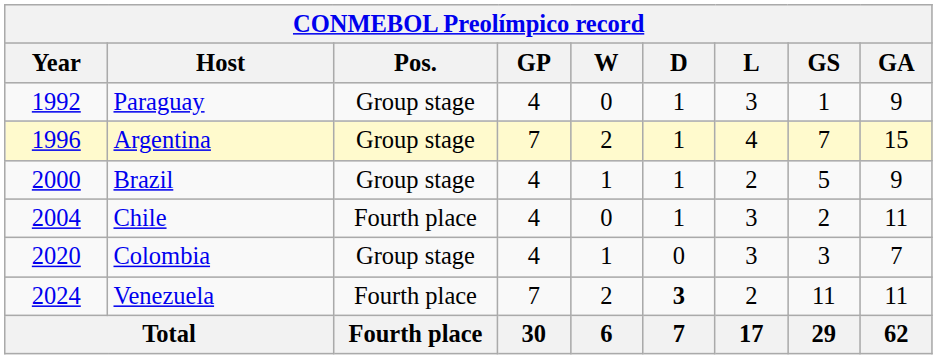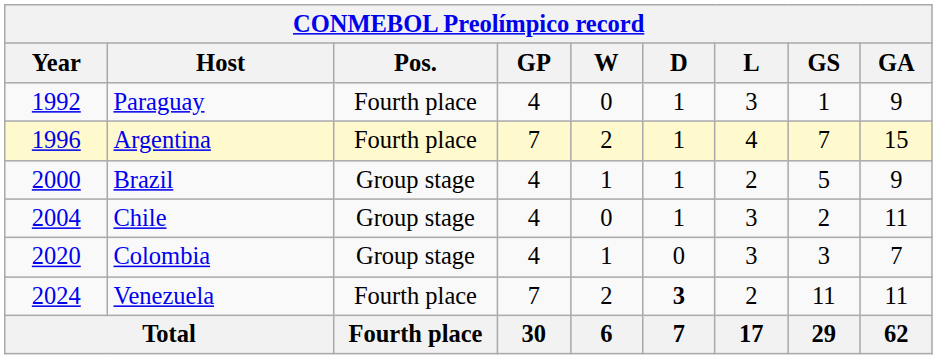(415, 101) Group stage -> (415, 101) Fourth place
(415, 140) Group stage -> (415, 140) Fourth place
(415, 218) Fourth place -> (415, 218) Group stage
